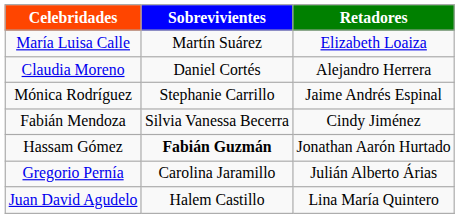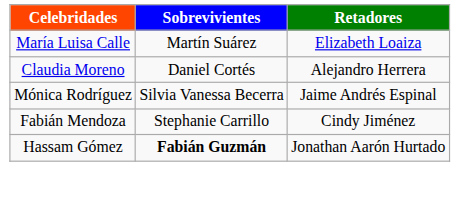(217, 95) Stephanie Carrillo -> (212, 95) Silvia Vanessa Becerra
(217, 121) Silvia Vanessa Becerra -> (212, 121) Stephanie Carrillo
- row: (73, 173)
- row: (73, 199)
